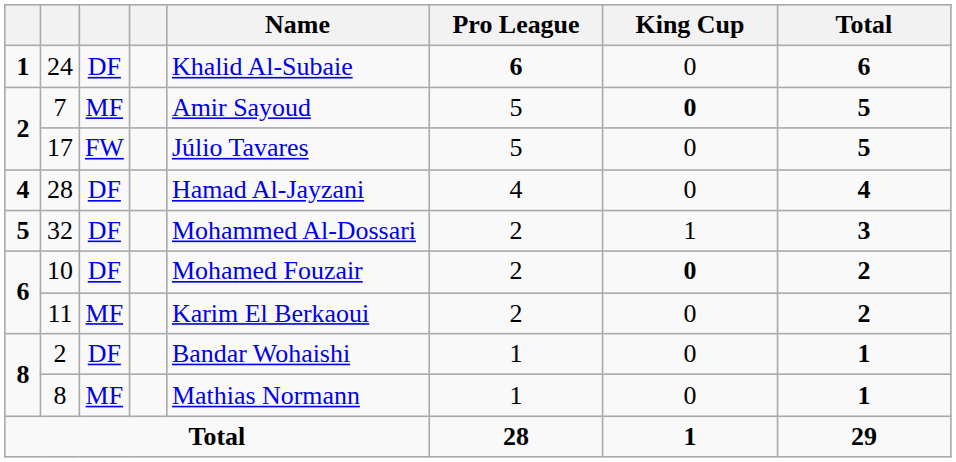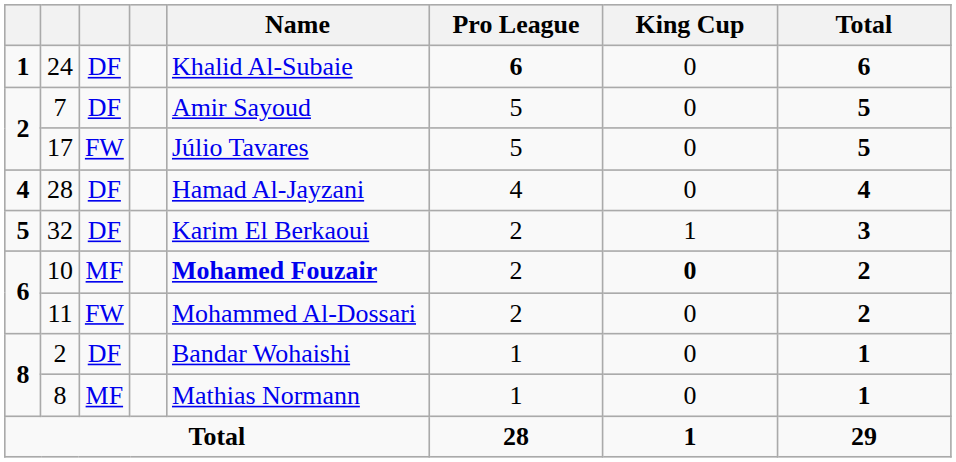(104, 107) MF -> (104, 107) DF
(690, 107) bold -> (690, 107) normal
(294, 230) Mohammed Al-Dossari -> (271, 230) Karim El Berkaoui
(104, 271) DF -> (104, 271) MF
(267, 271) normal -> (275, 271) bold
(104, 312) MF -> (104, 312) FW
(271, 312) Karim El Berkaoui -> (294, 312) Mohammed Al-Dossari
